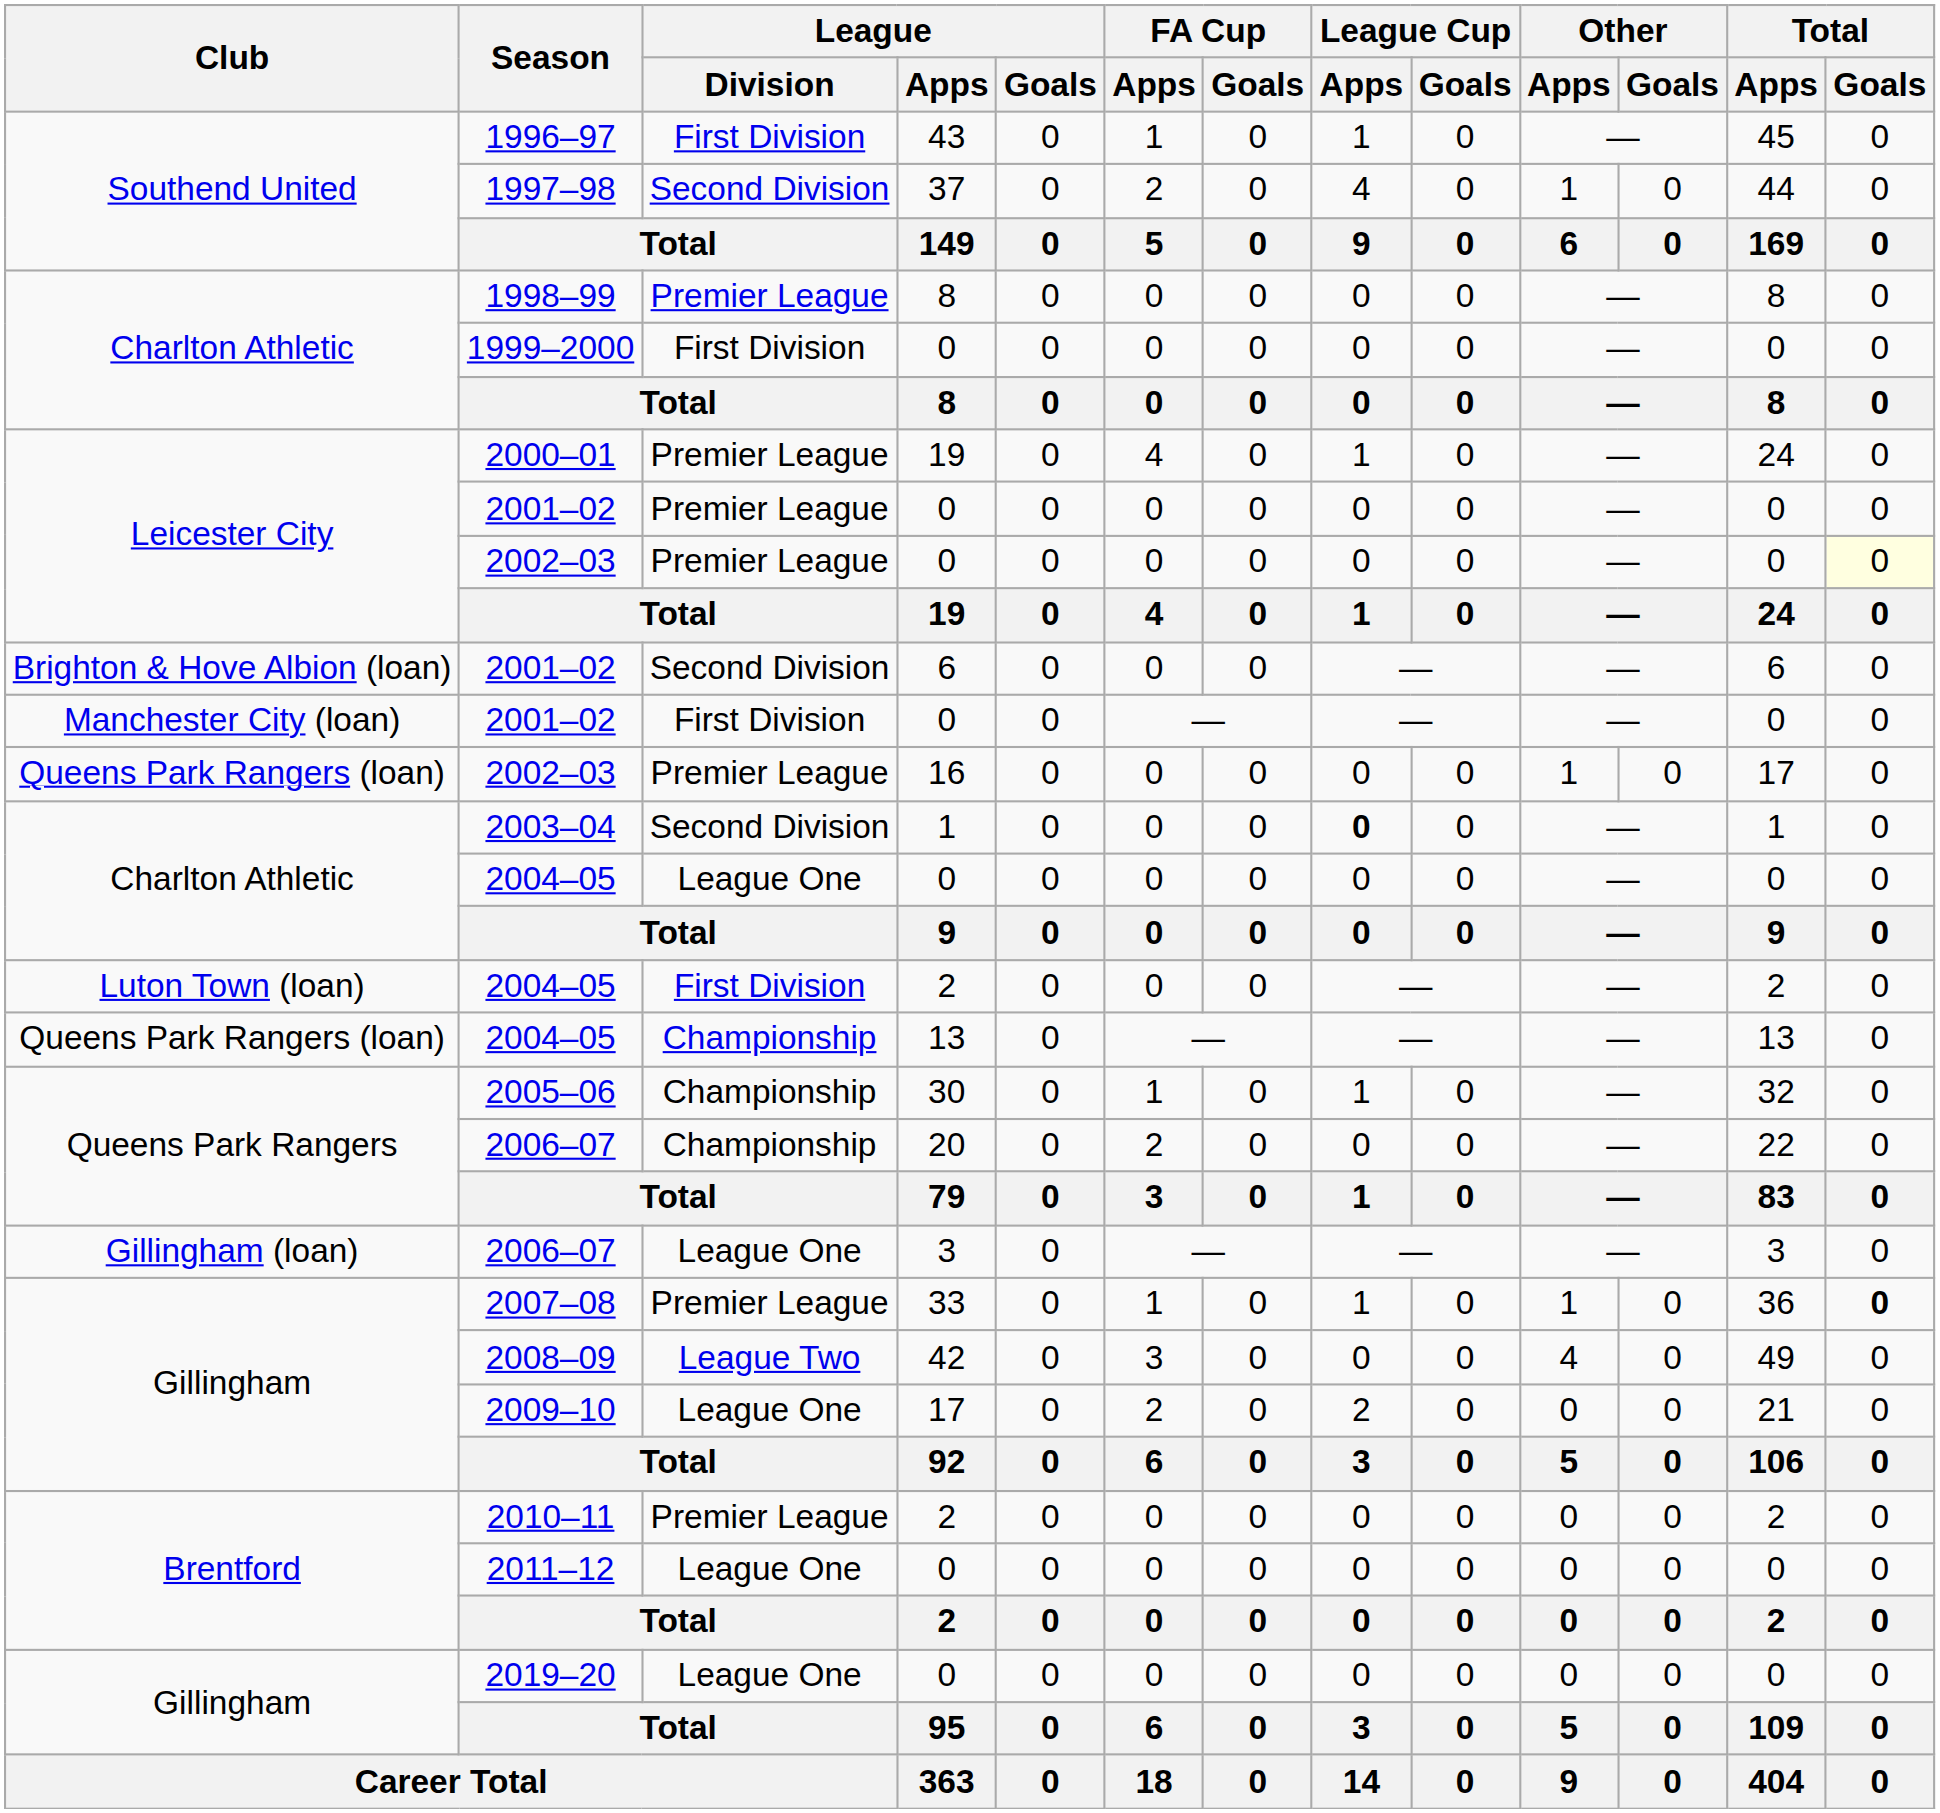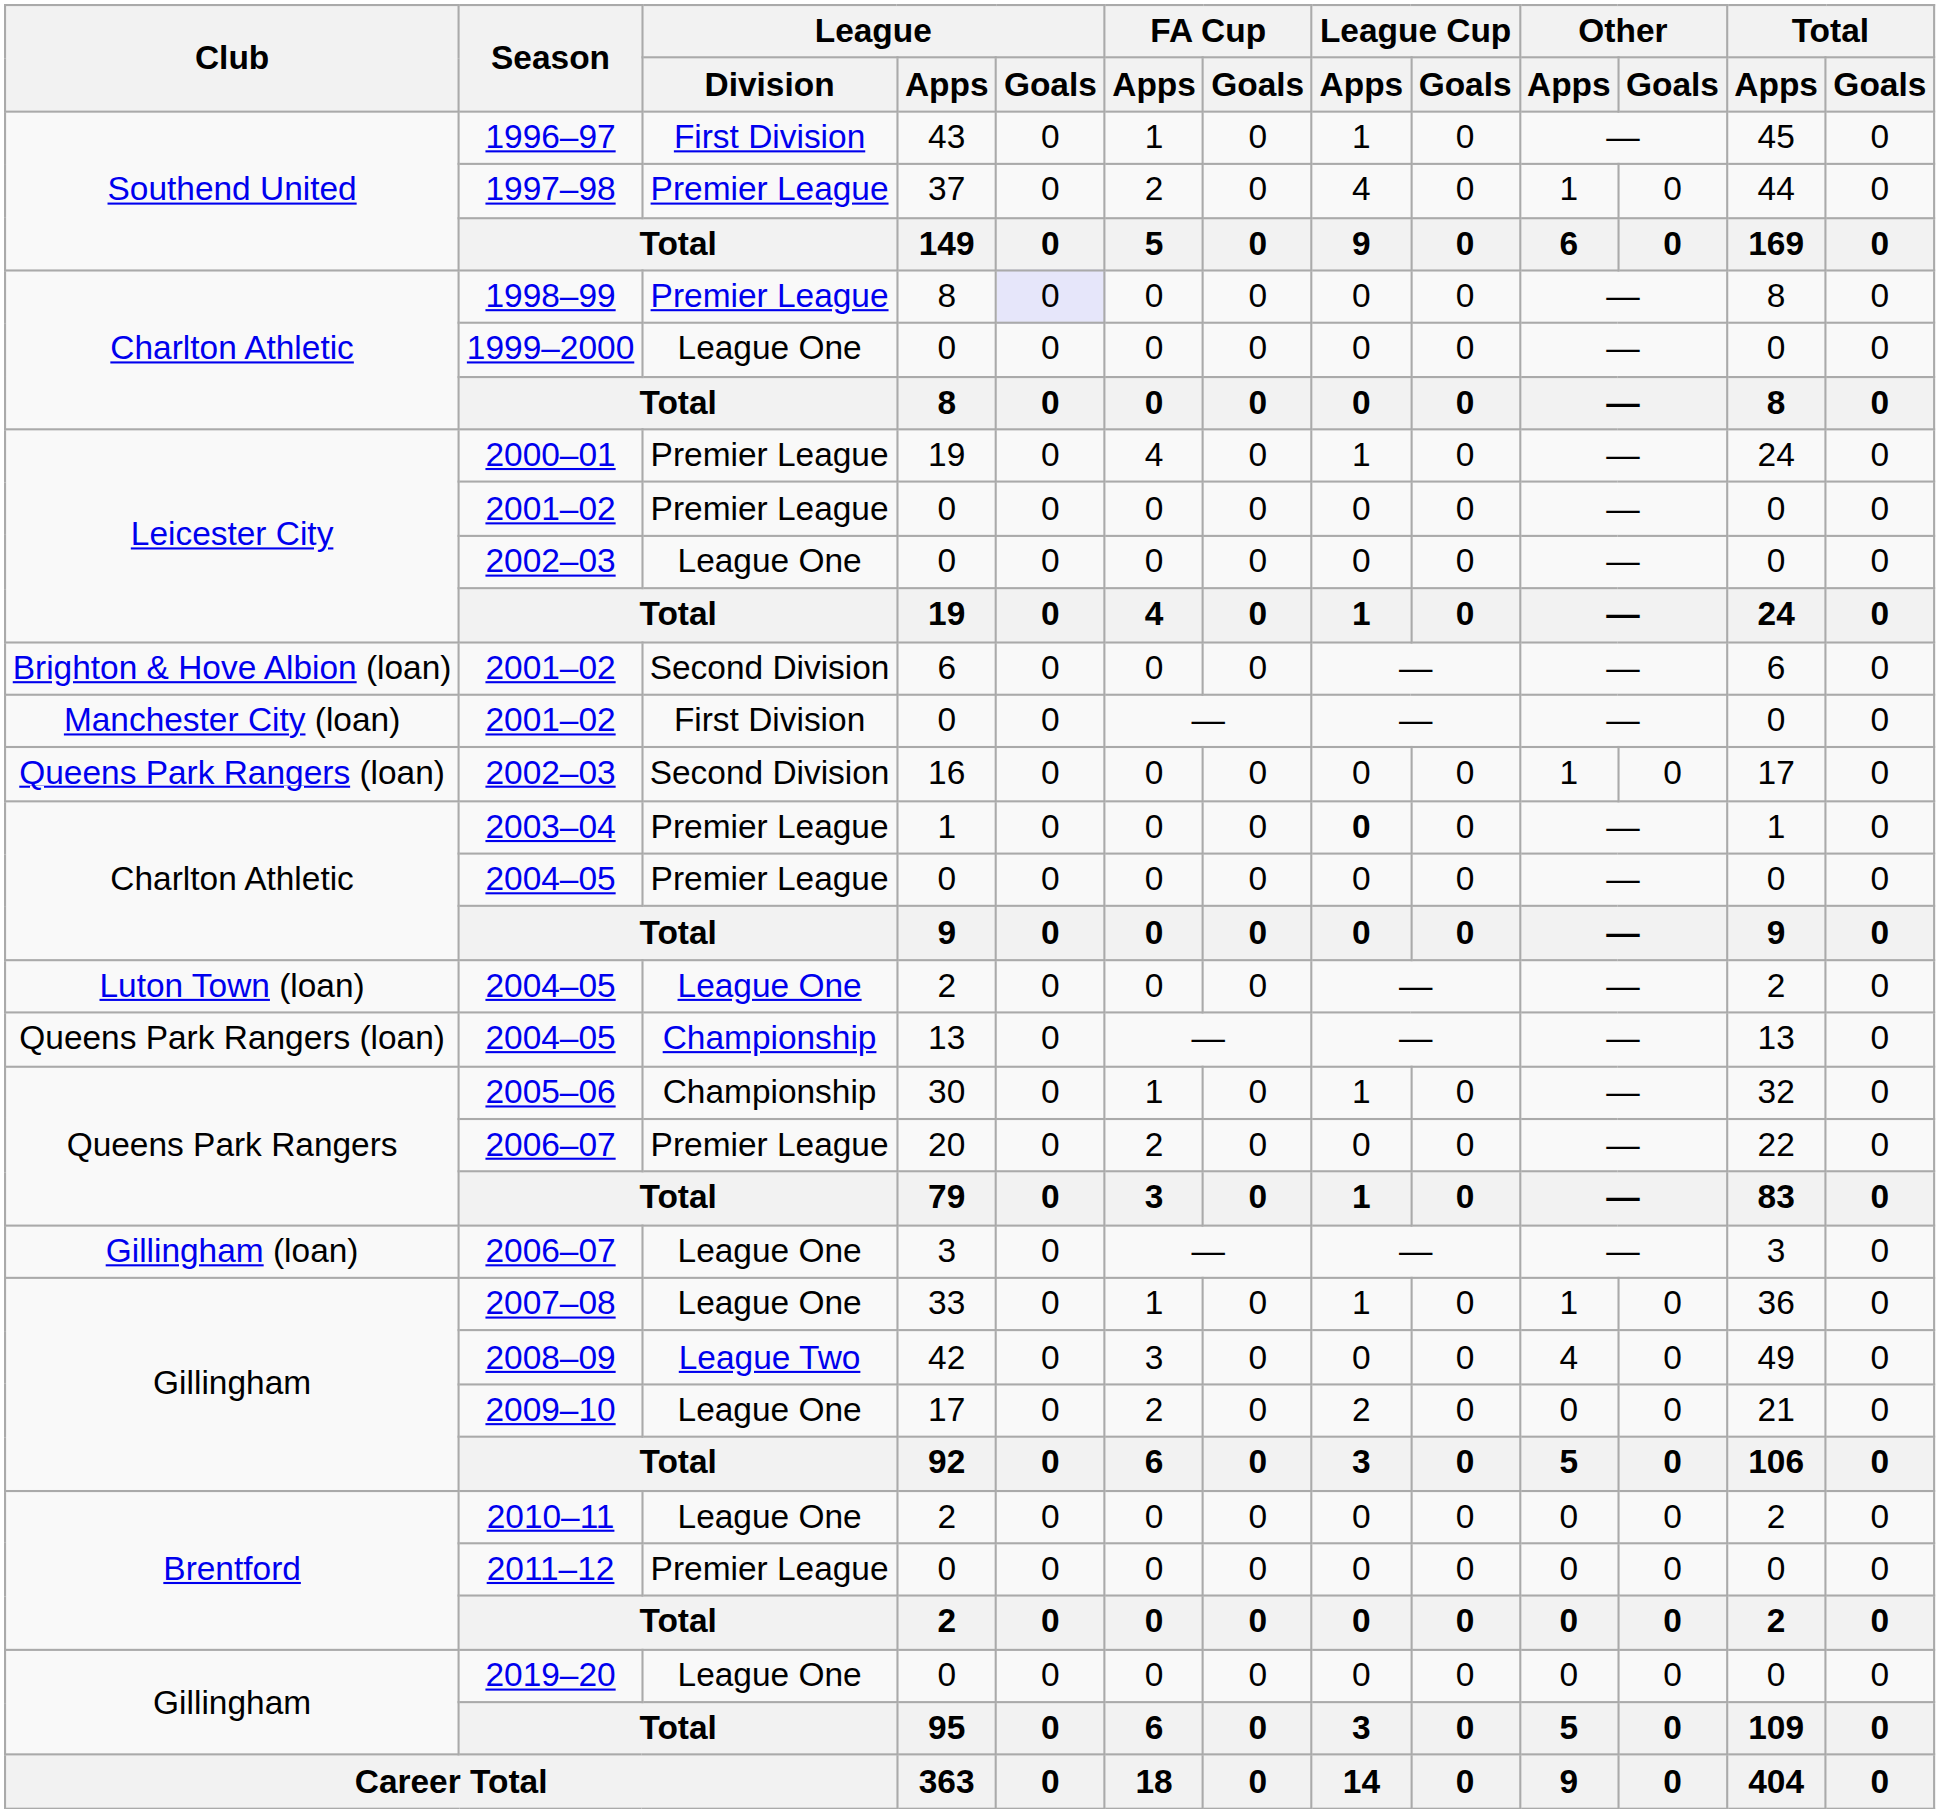(770, 190) Second Division -> (770, 190) Premier League
(1050, 296) no background -> (1050, 296) lavender background
(770, 349) First Division -> (770, 349) League One
(770, 561) Premier League -> (770, 561) League One
(1880, 561) lightyellow background -> (1880, 561) no background
(770, 773) Premier League -> (770, 773) Second Division
(770, 826) Second Division -> (770, 826) Premier League
(770, 879) League One -> (770, 879) Premier League
(770, 985) First Division -> (770, 985) League One
(770, 1144) Championship -> (770, 1144) Premier League
(770, 1303) Premier League -> (770, 1303) League One
(1880, 1303) bold -> (1880, 1303) normal
(770, 1515) Premier League -> (770, 1515) League One
(770, 1568) League One -> (770, 1568) Premier League
